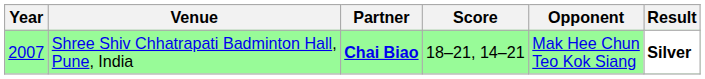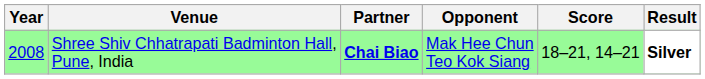columns swapped: (586, 18) <-> (475, 18)
(26, 52) 2007 -> (26, 52) 2008
